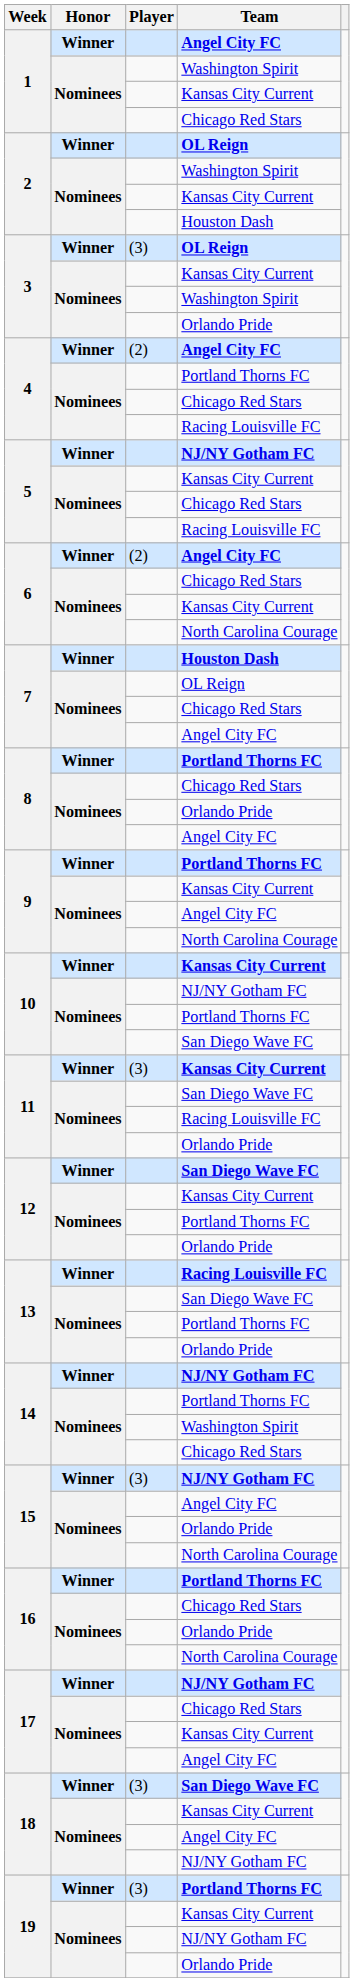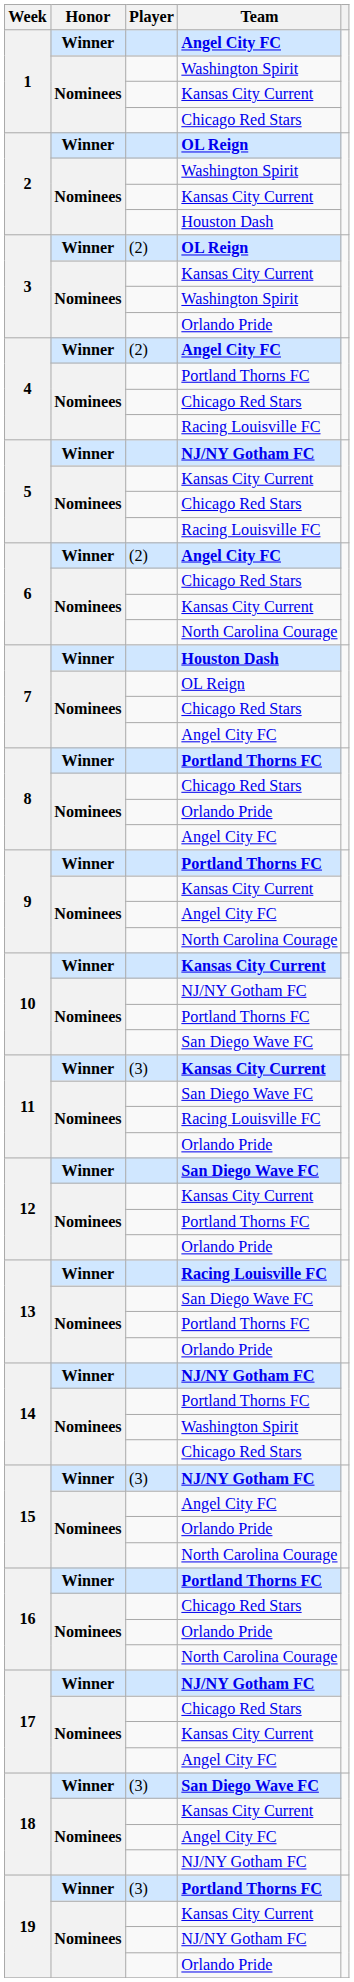(138, 247) (3) -> (138, 247) (2)
